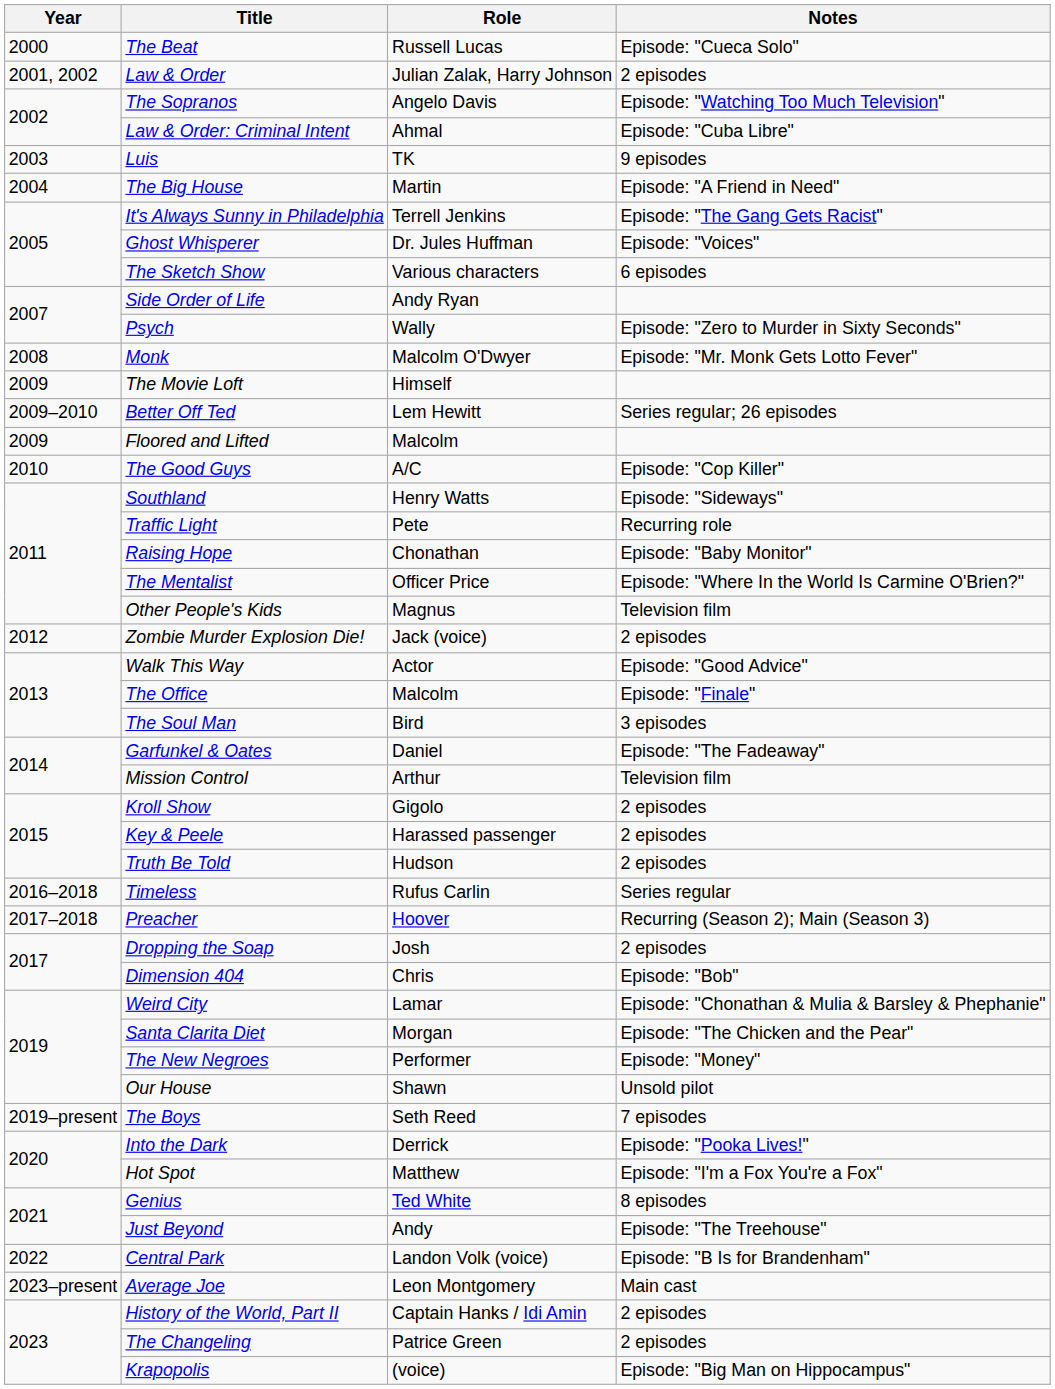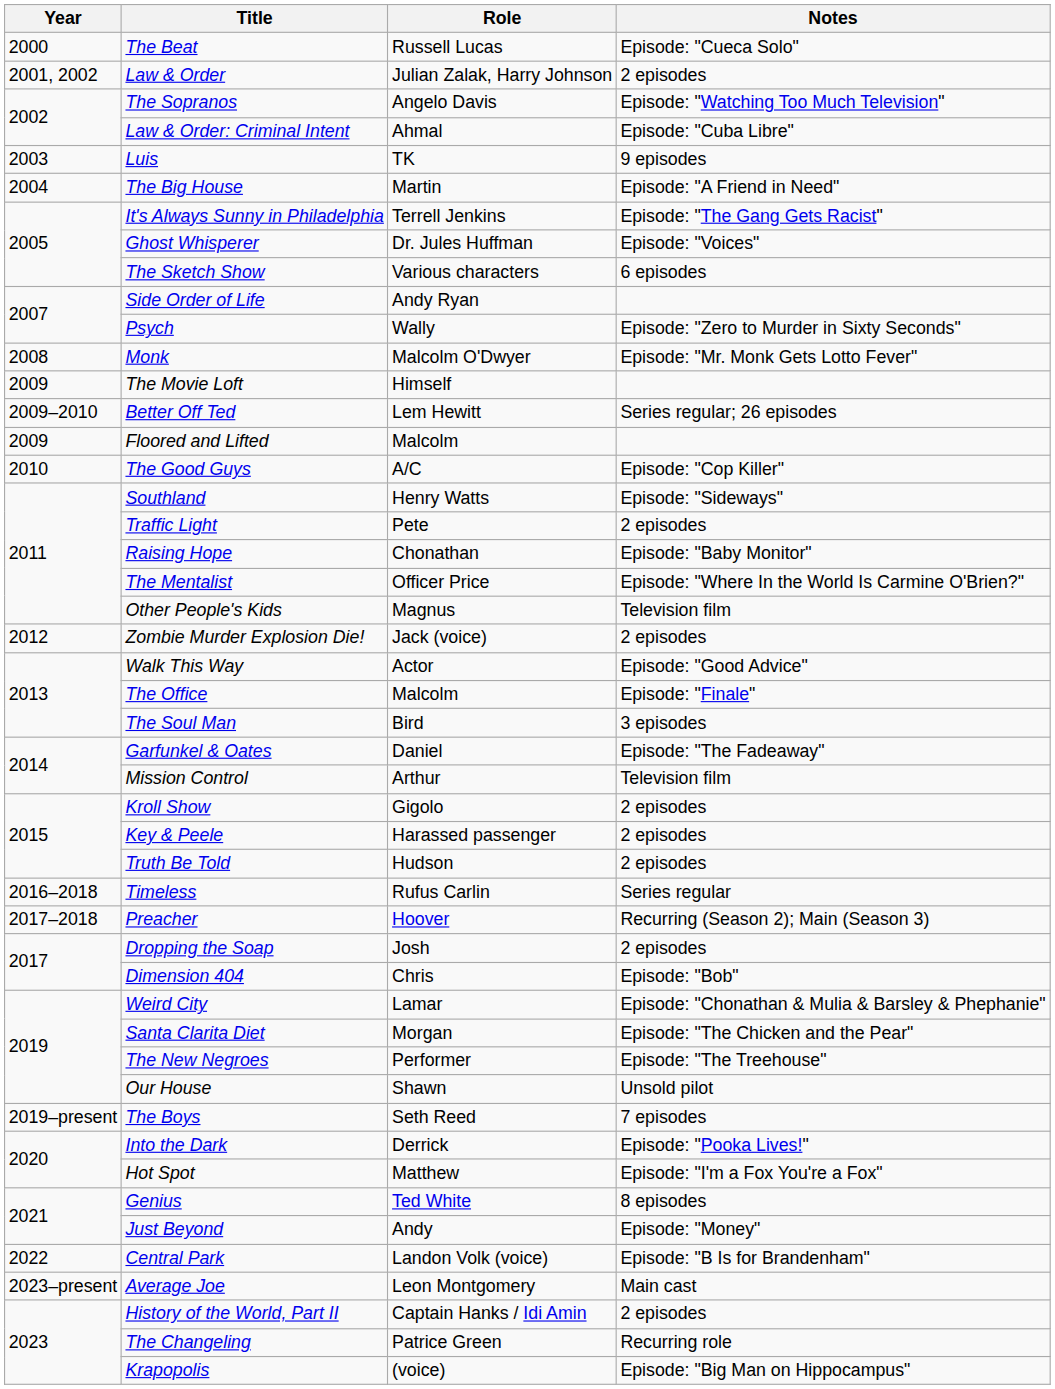(676, 525) Recurring role -> (663, 525) 2 episodes
(690, 1060) Episode: "Money" -> (723, 1060) Episode: "The Treehouse"
(723, 1229) Episode: "The Treehouse" -> (690, 1229) Episode: "Money"
(663, 1342) 2 episodes -> (676, 1342) Recurring role
